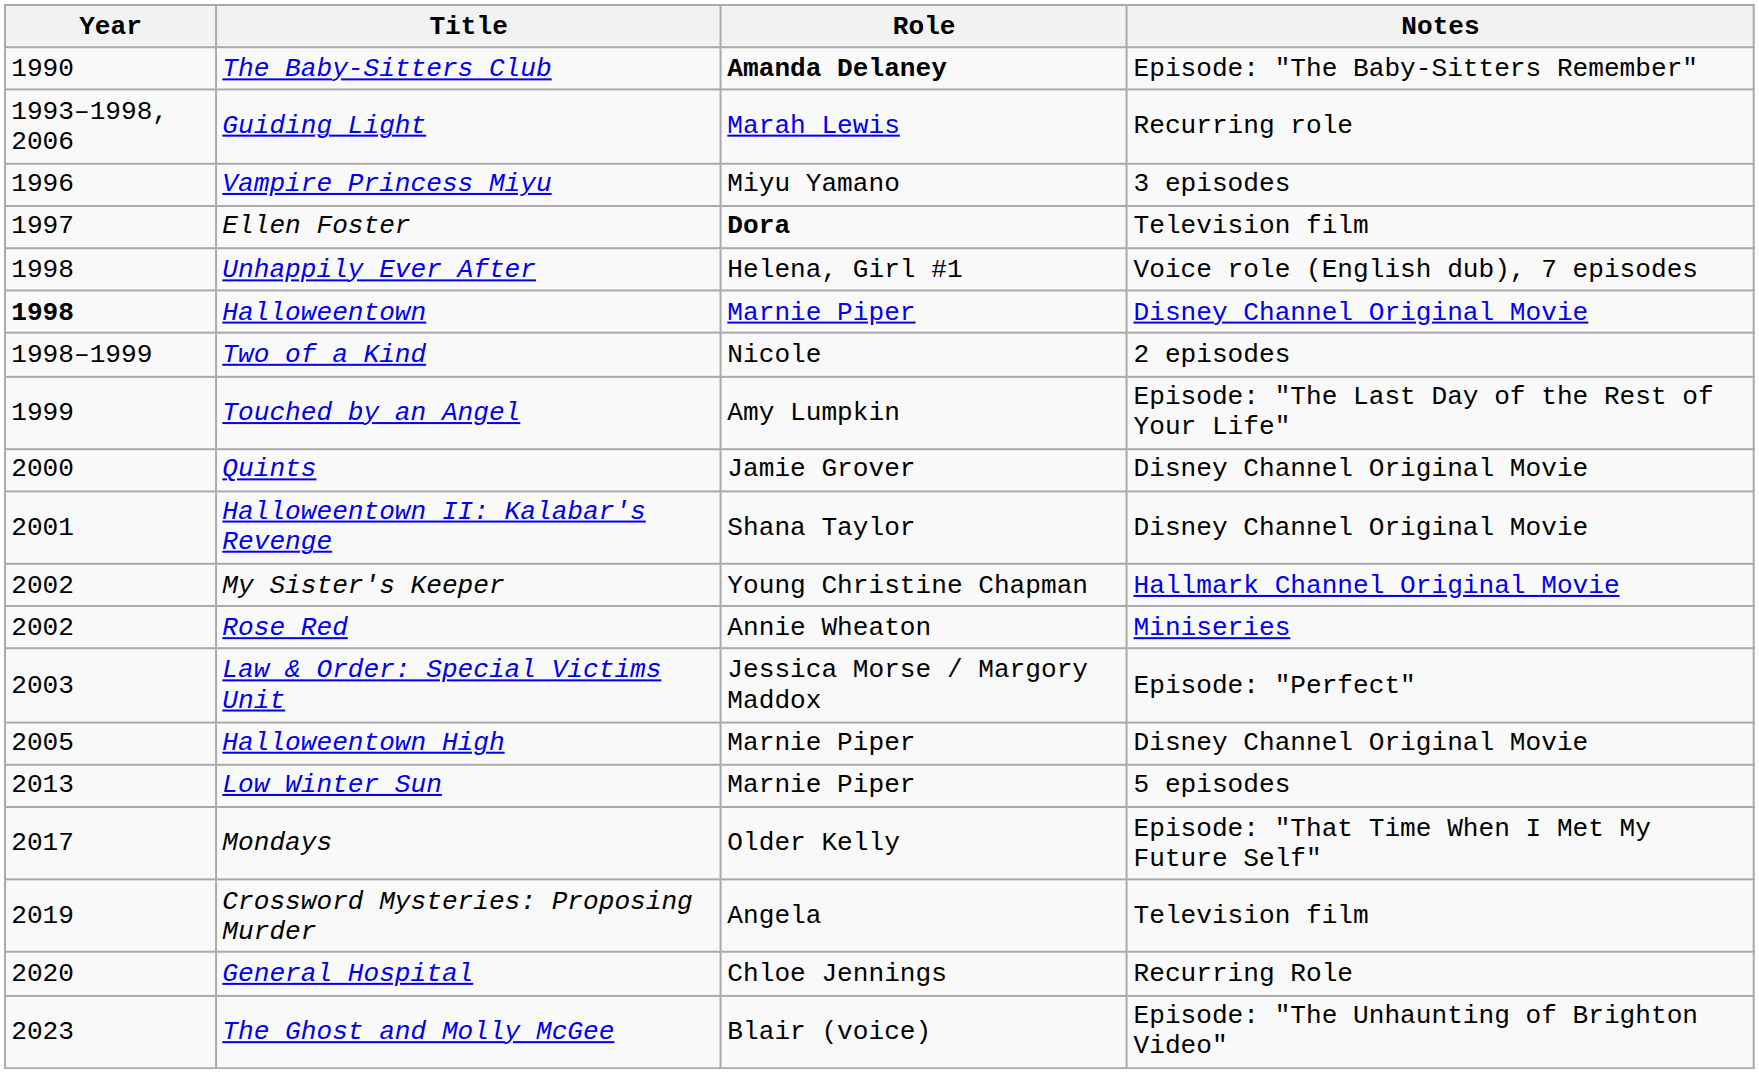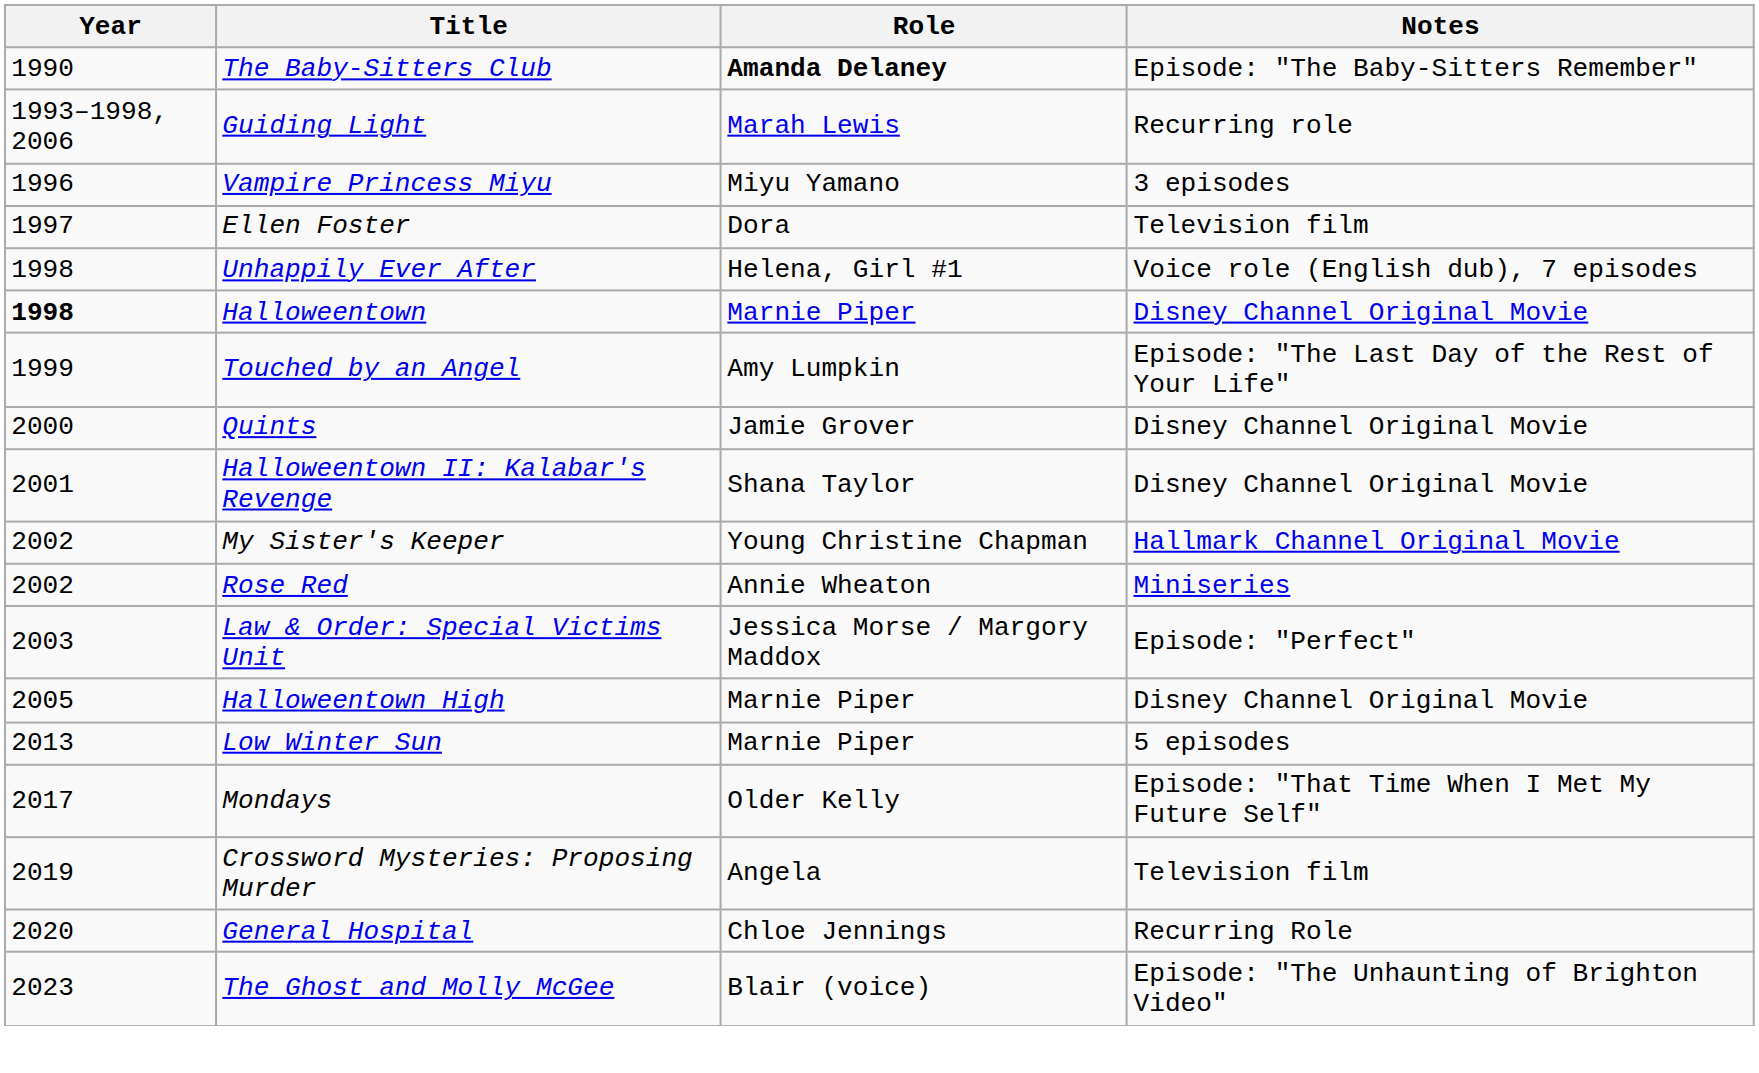(759, 227) bold -> (759, 227) normal
- row: (324, 355)
